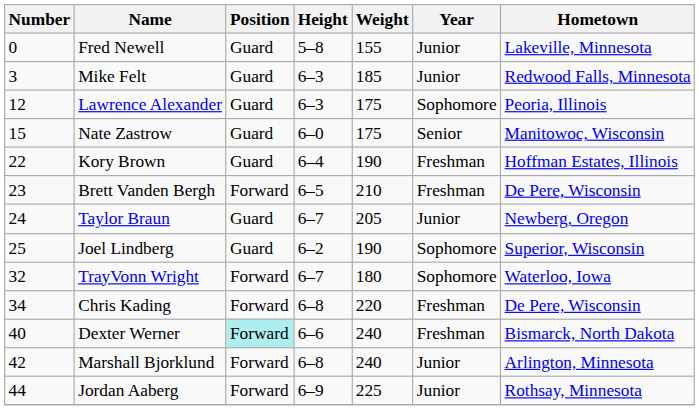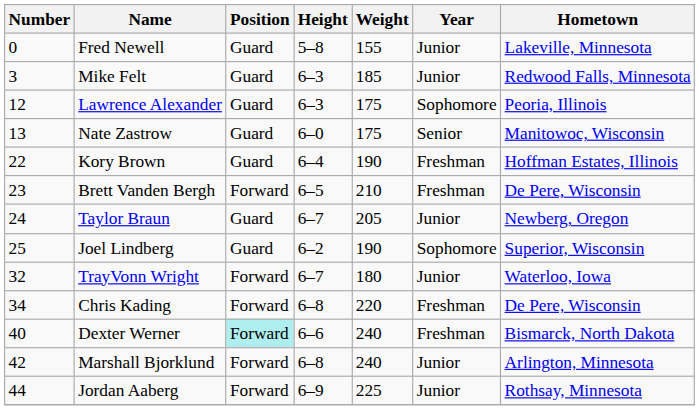(17, 133) 15 -> (17, 133) 13
(457, 276) Sophomore -> (438, 276) Junior
